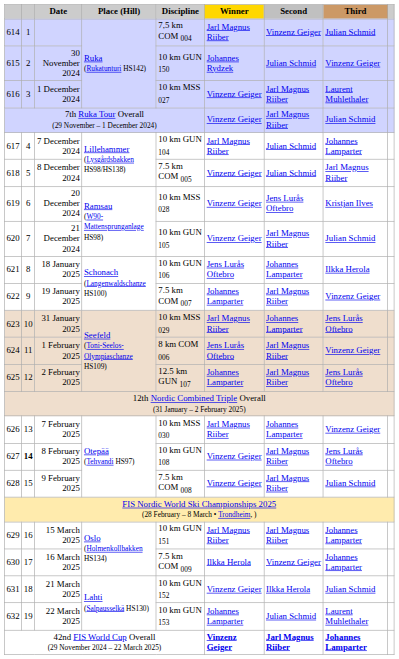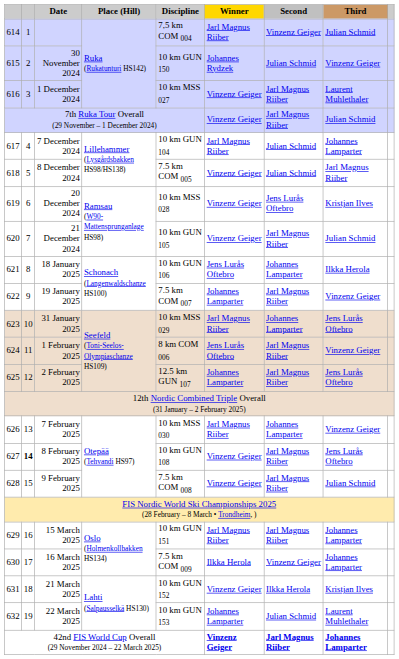(350, 589) Julian Schmid -> (349, 589) Kristjan Ilves
